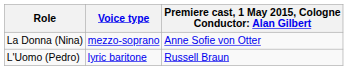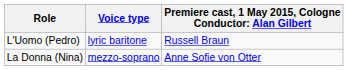rows swapped: (45, 40) <-> (43, 57)
